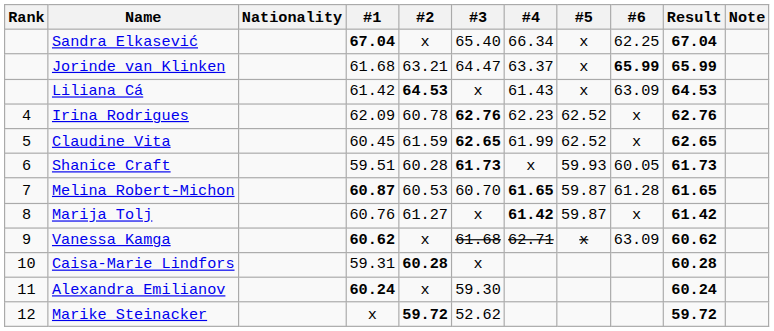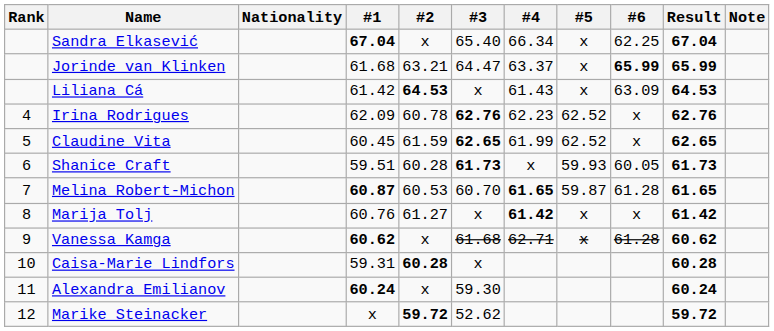(584, 215) 59.87 -> (584, 215) x
(637, 240) 63.09 -> (637, 240) 61.28
